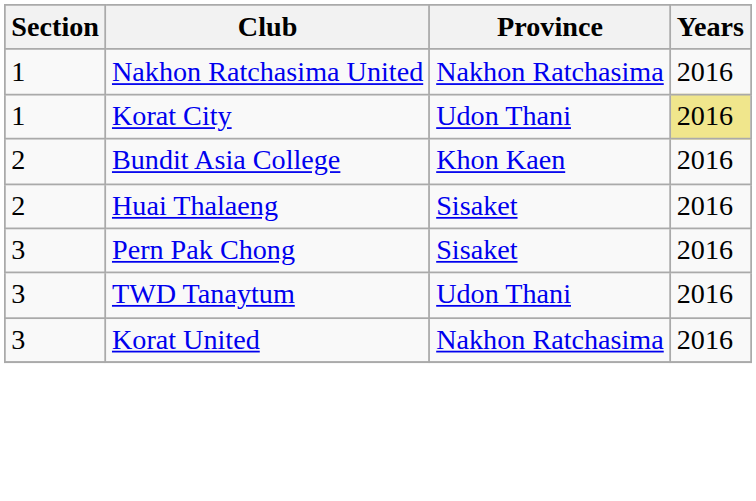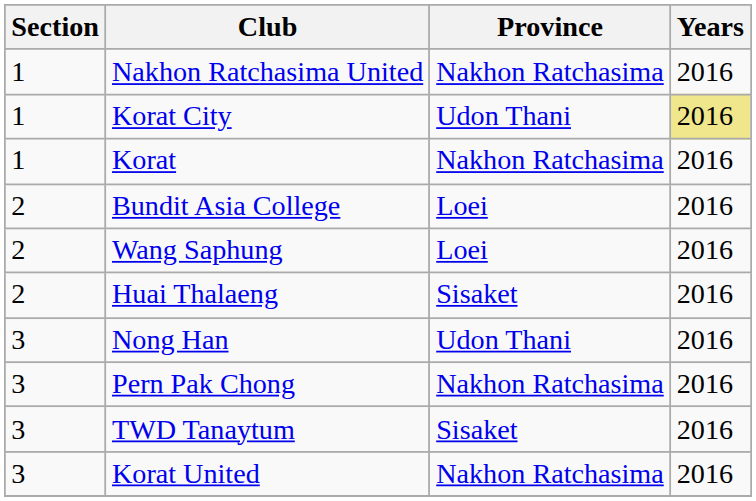+ row: (144, 160)
(501, 160) Khon Kaen -> (462, 205) Loei
+ row: (197, 250)
+ row: (170, 339)
(477, 250) Sisaket -> (550, 384) Nakhon Ratchasima
(504, 294) Udon Thani -> (477, 428) Sisaket
